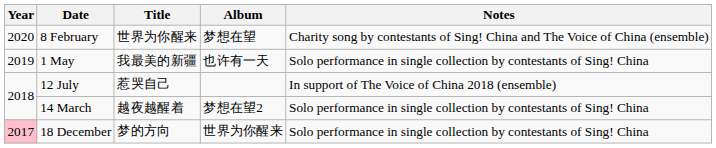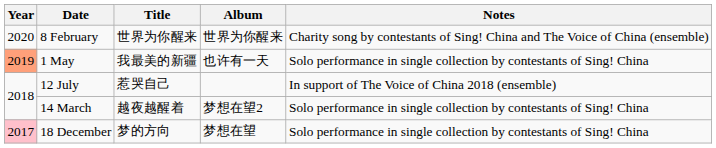(230, 36) 梦想在望 -> (243, 36) 世界为你醒来
(21, 60) no background -> (21, 60) lightsalmon background
(243, 131) 世界为你醒来 -> (230, 131) 梦想在望
